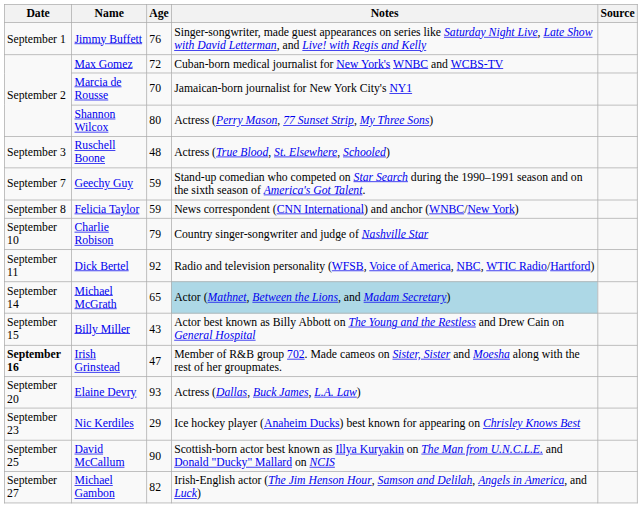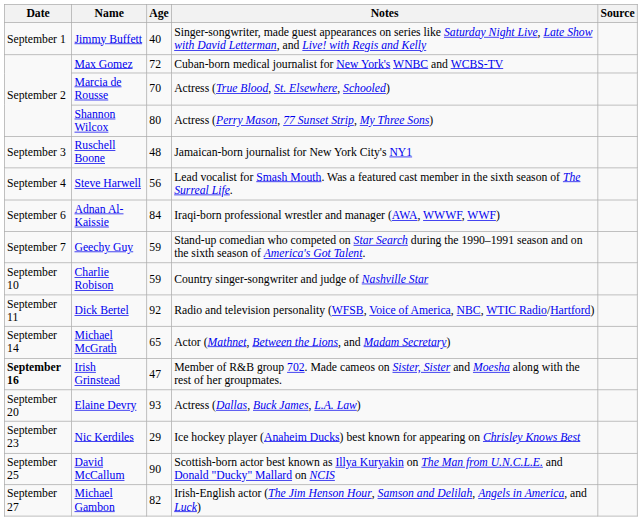(155, 38) 76 -> (155, 38) 40
(293, 89) Jamaican-born journalist for New York City's NY1 -> (282, 89) Actress (True Blood, St. Elsewhere, Schooled)
(282, 152) Actress (True Blood, St. Elsewhere, Schooled) -> (293, 152) Jamaican-born journalist for New York City's NY1
+ row: (108, 184)
+ row: (99, 215)
- row: (107, 209)
(155, 234) 79 -> (155, 279) 59
(312, 297) lightblue background -> (312, 342) no background
- row: (102, 329)
